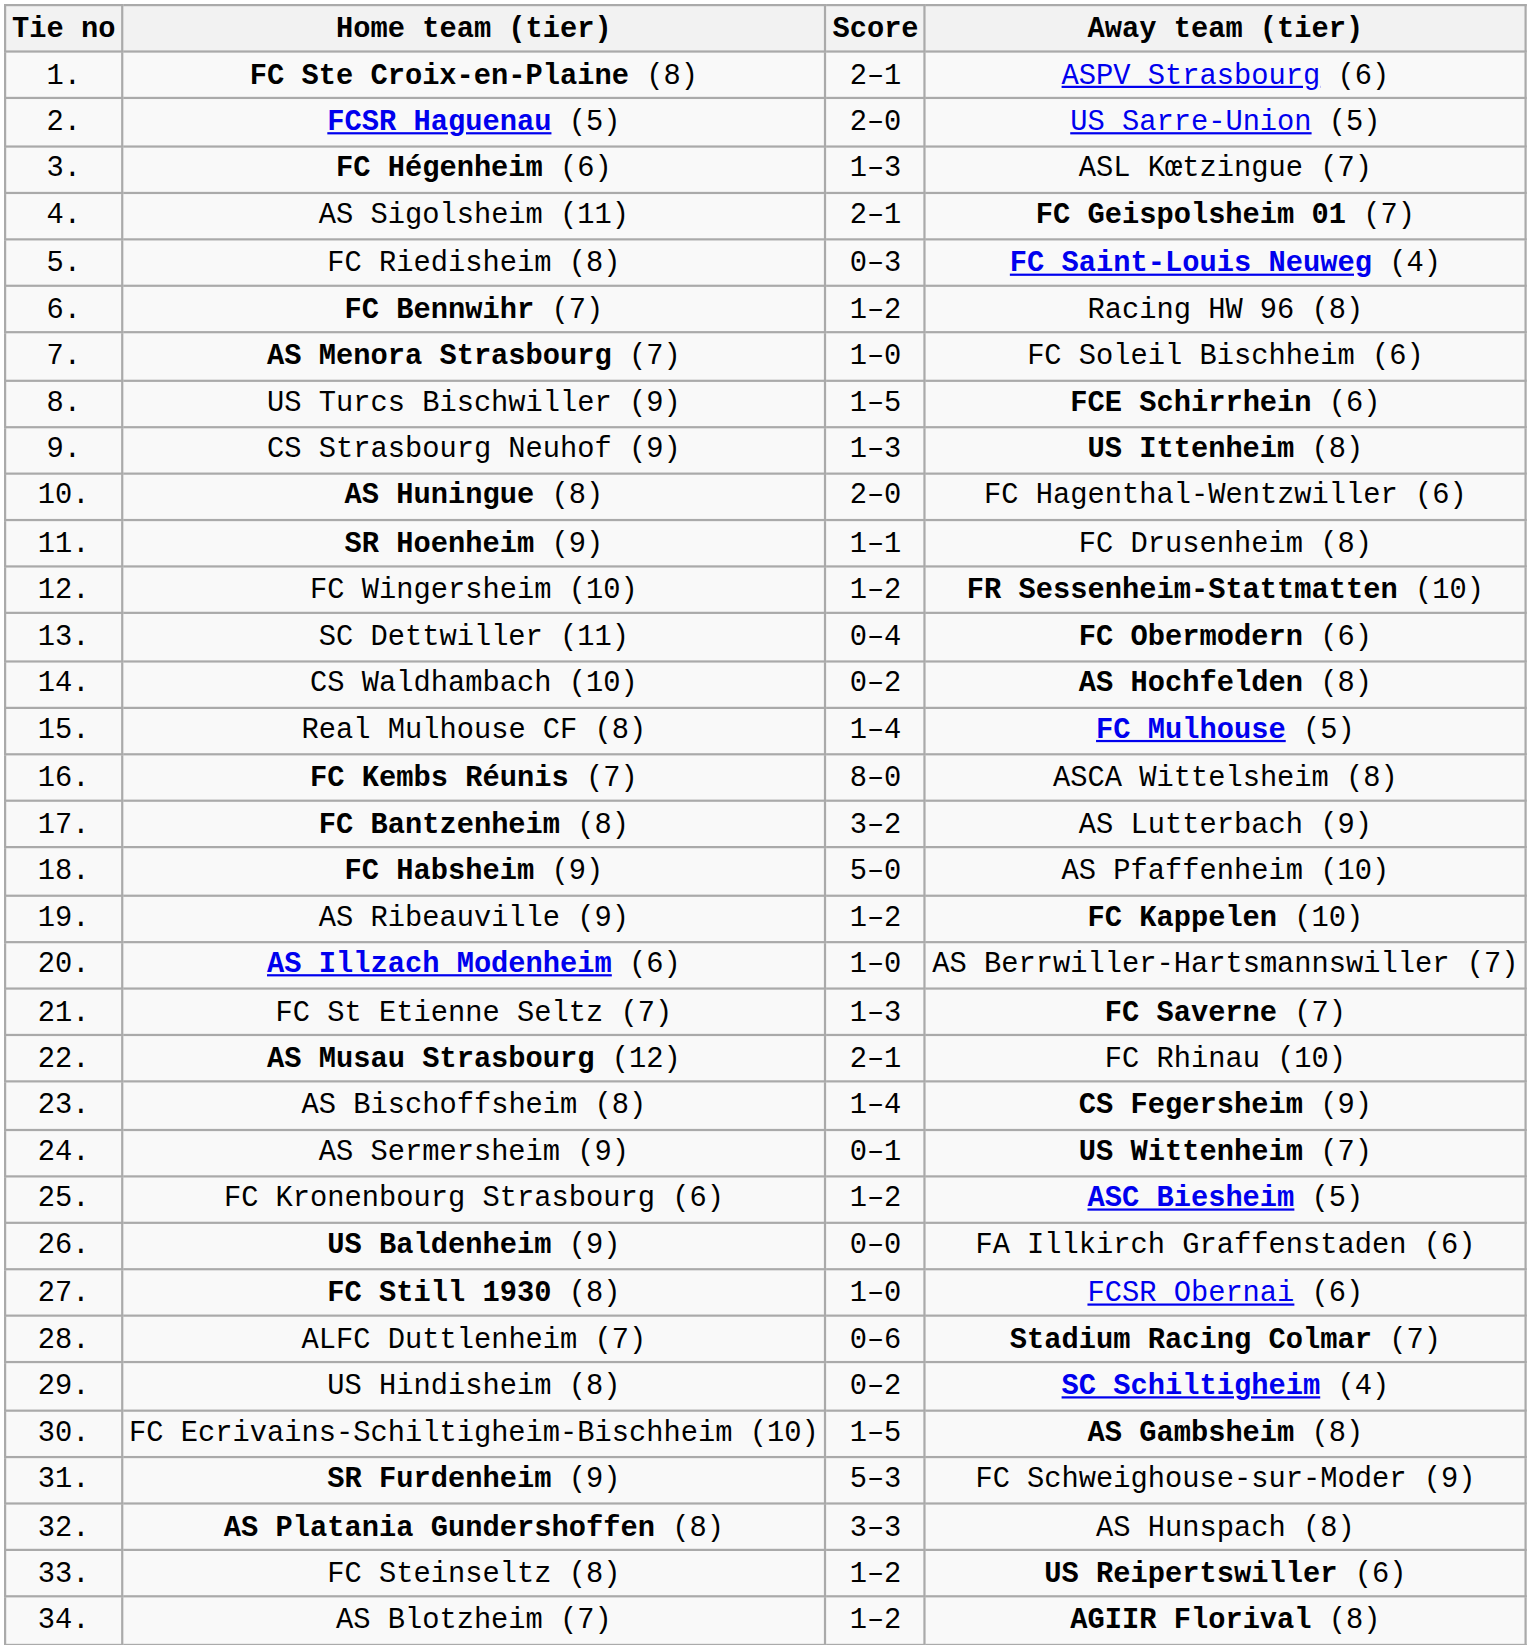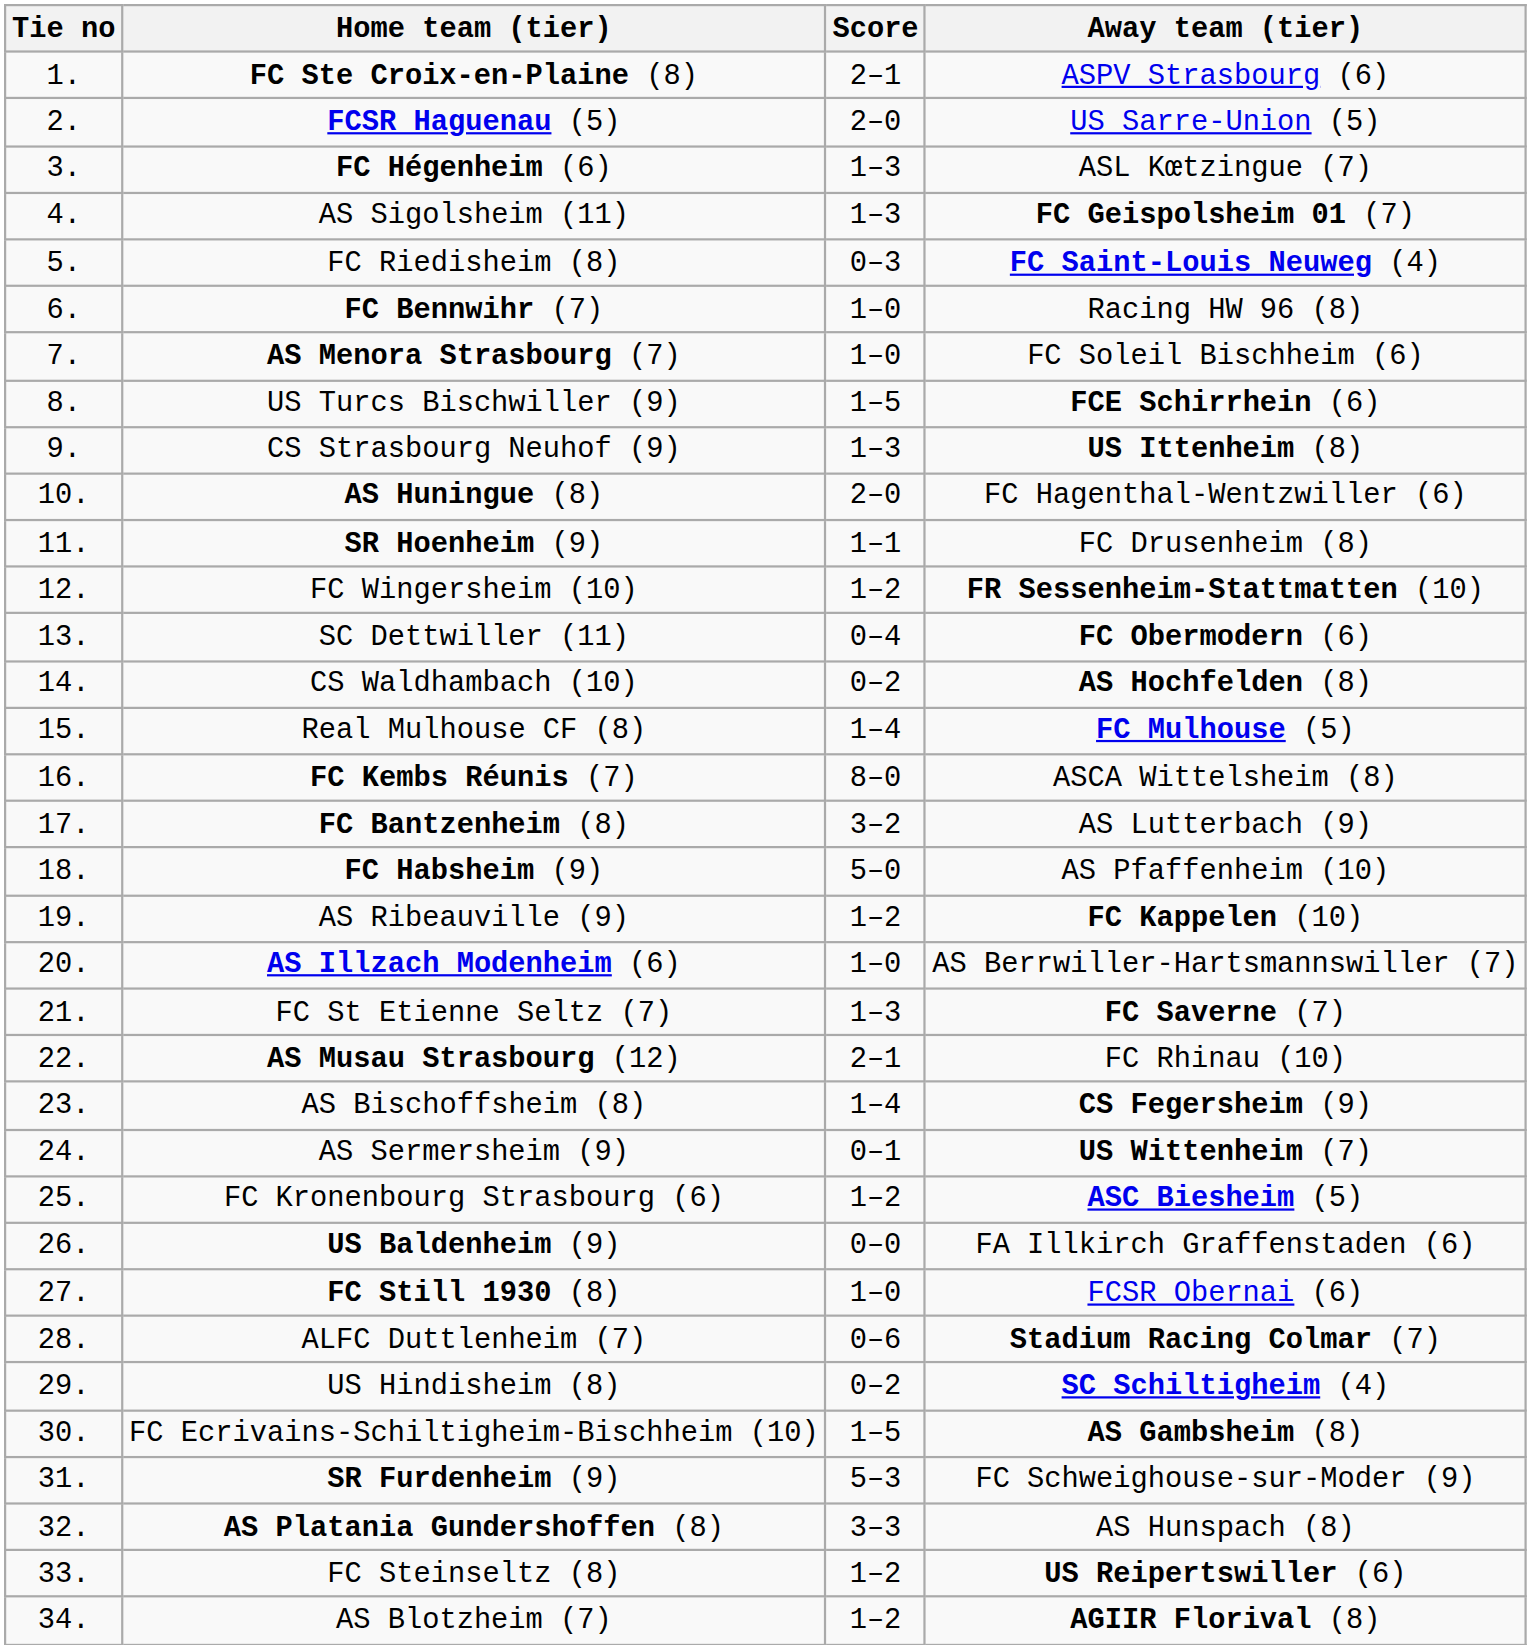(875, 216) 2–1 -> (875, 216) 1–3
(875, 309) 1–2 -> (875, 309) 1–0
